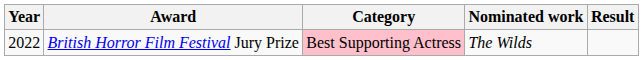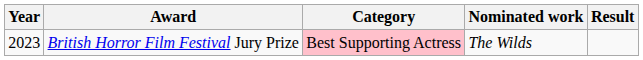(24, 42) 2022 -> (24, 42) 2023
